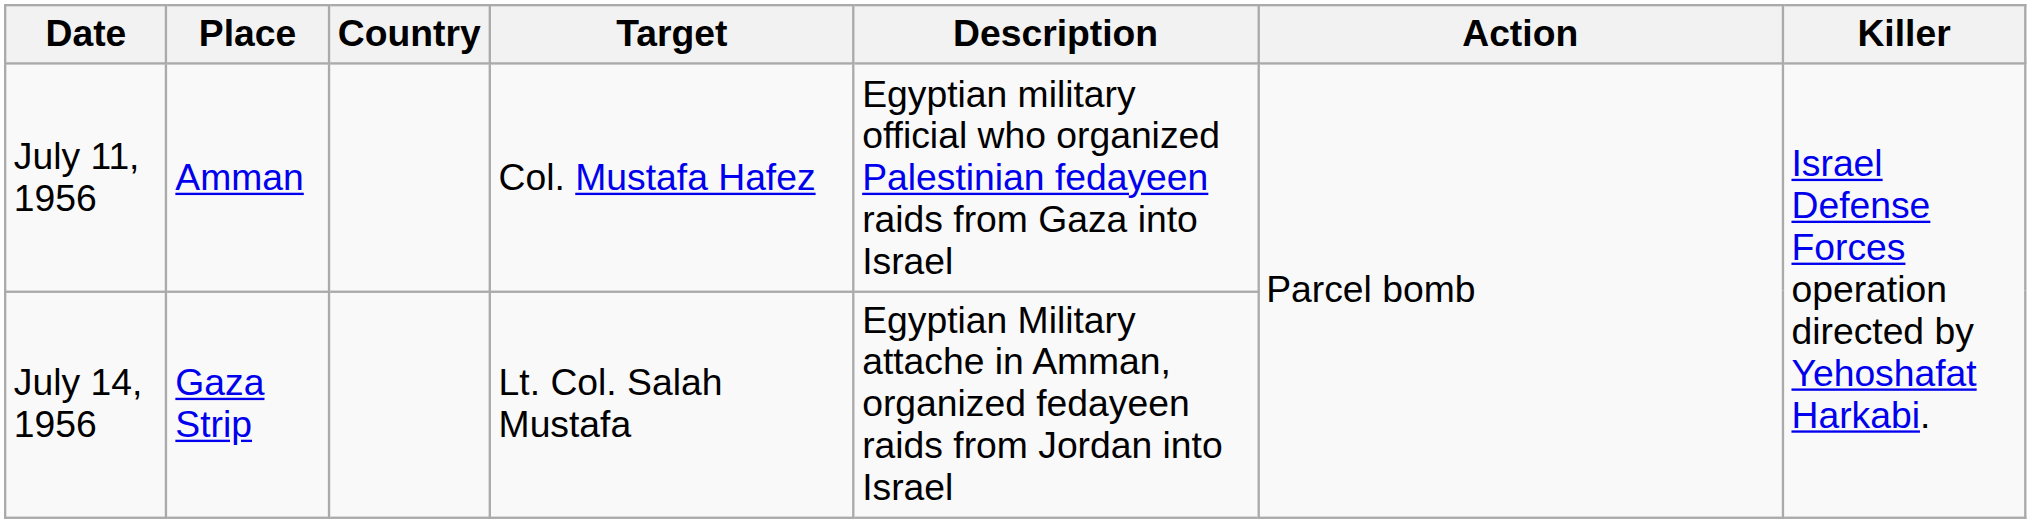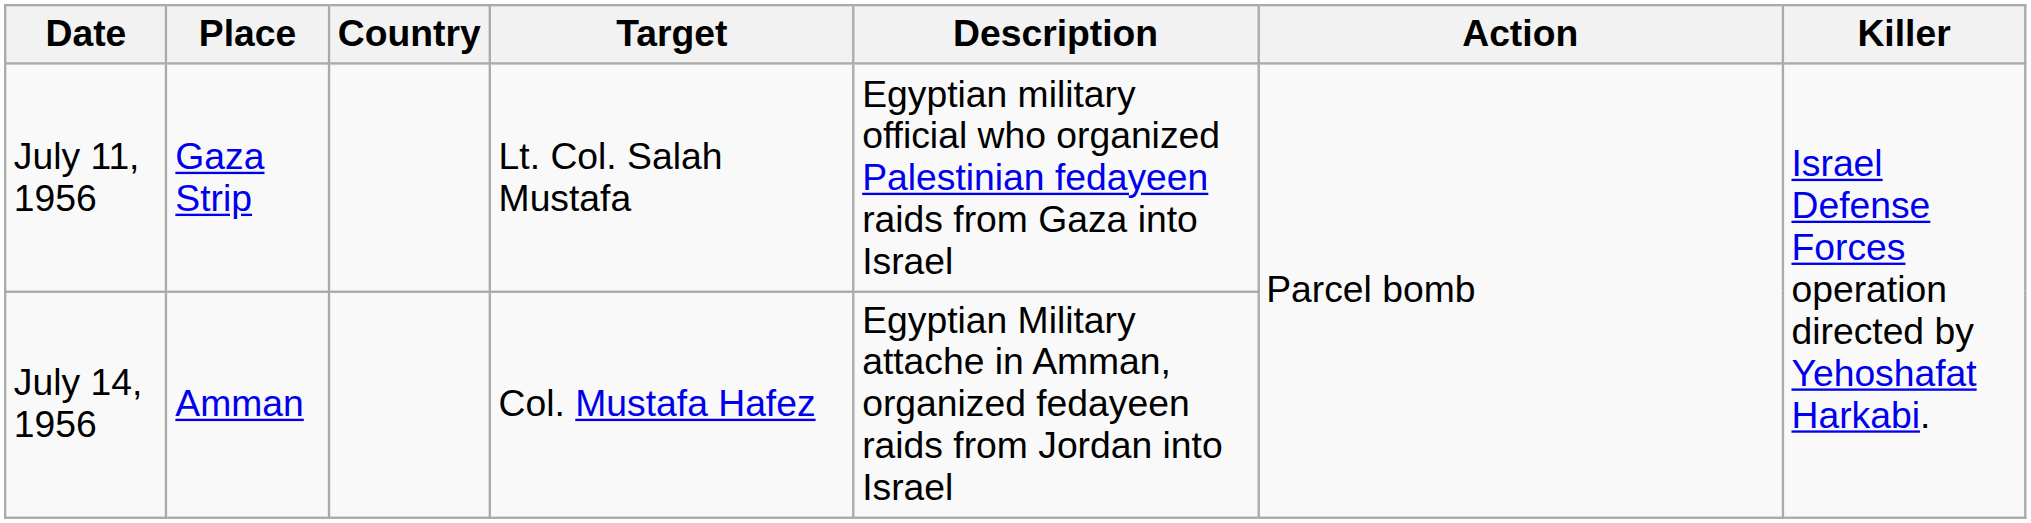(240, 177) Amman -> (220, 177) Gaza Strip
(657, 177) Col. Mustafa Hafez -> (610, 177) Lt. Col. Salah Mustafa
(220, 403) Gaza Strip -> (240, 403) Amman
(610, 403) Lt. Col. Salah Mustafa -> (657, 403) Col. Mustafa Hafez
